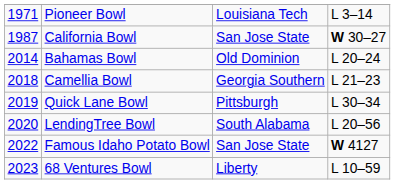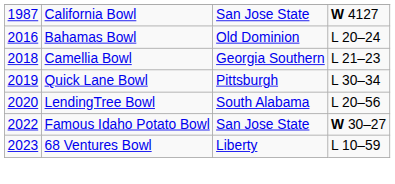- row: (85, 15)
(359, 37) W 30–27 -> (355, 15) W 4127
(23, 59) 2014 -> (23, 37) 2016
(355, 146) W 4127 -> (359, 124) W 30–27
